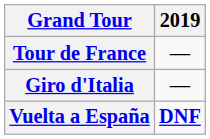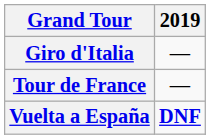rows swapped: (80, 85) <-> (80, 52)
